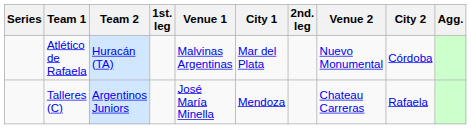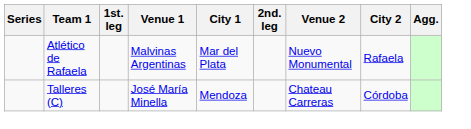- column: (119, 20)
(410, 57) Córdoba -> (383, 57) Rafaela
(408, 102) Rafaela -> (386, 95) Córdoba
